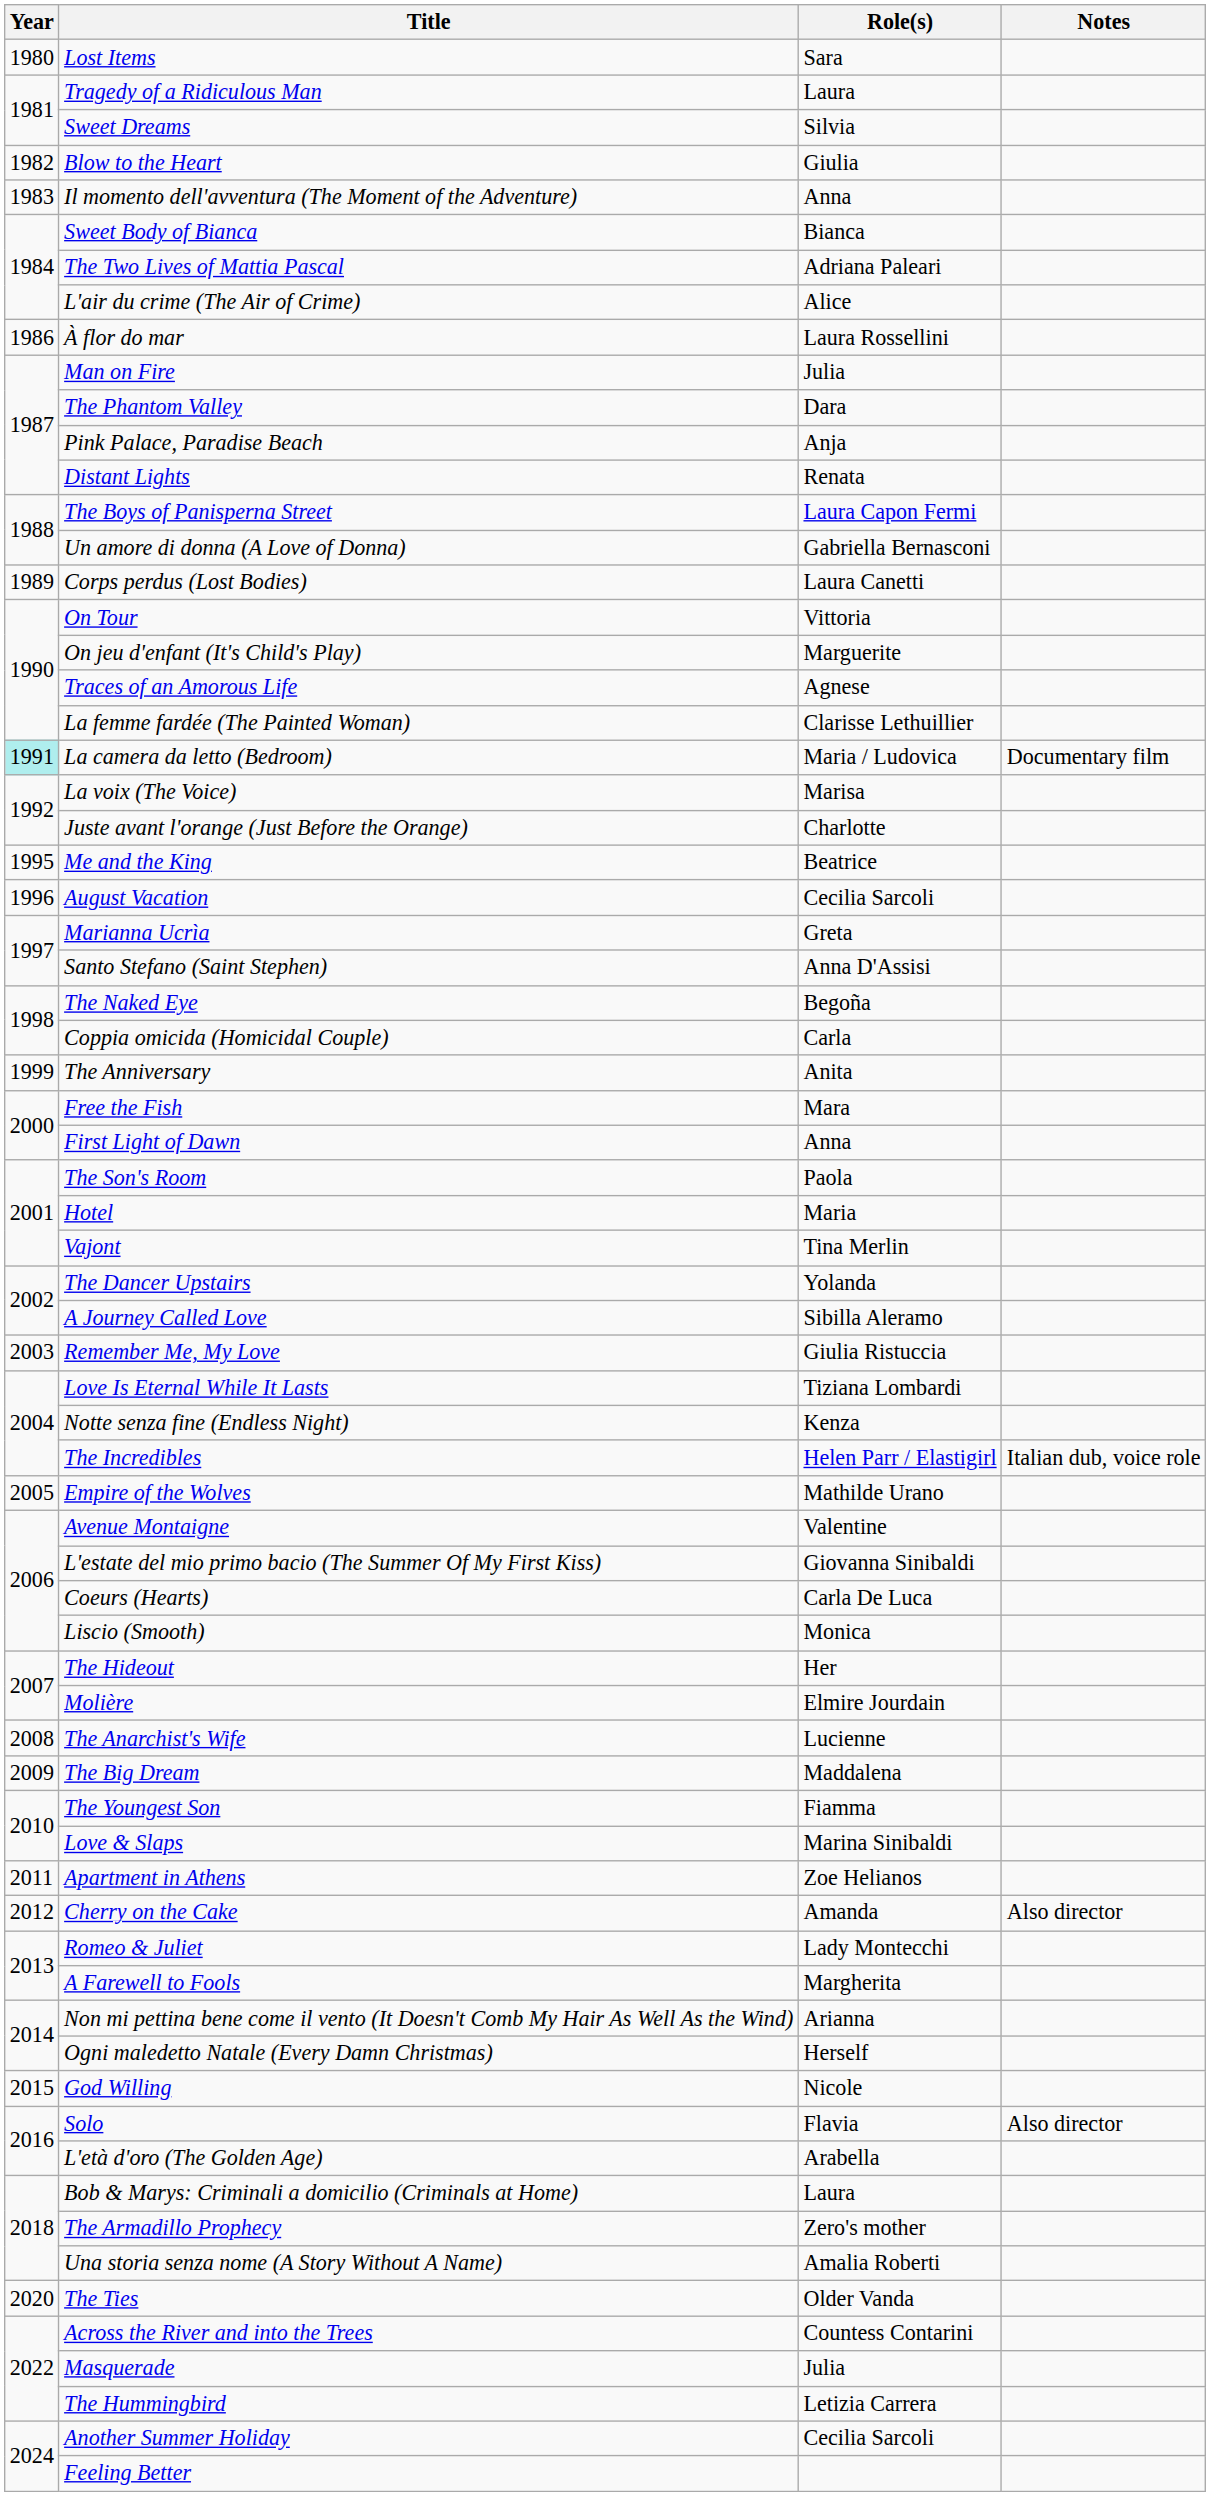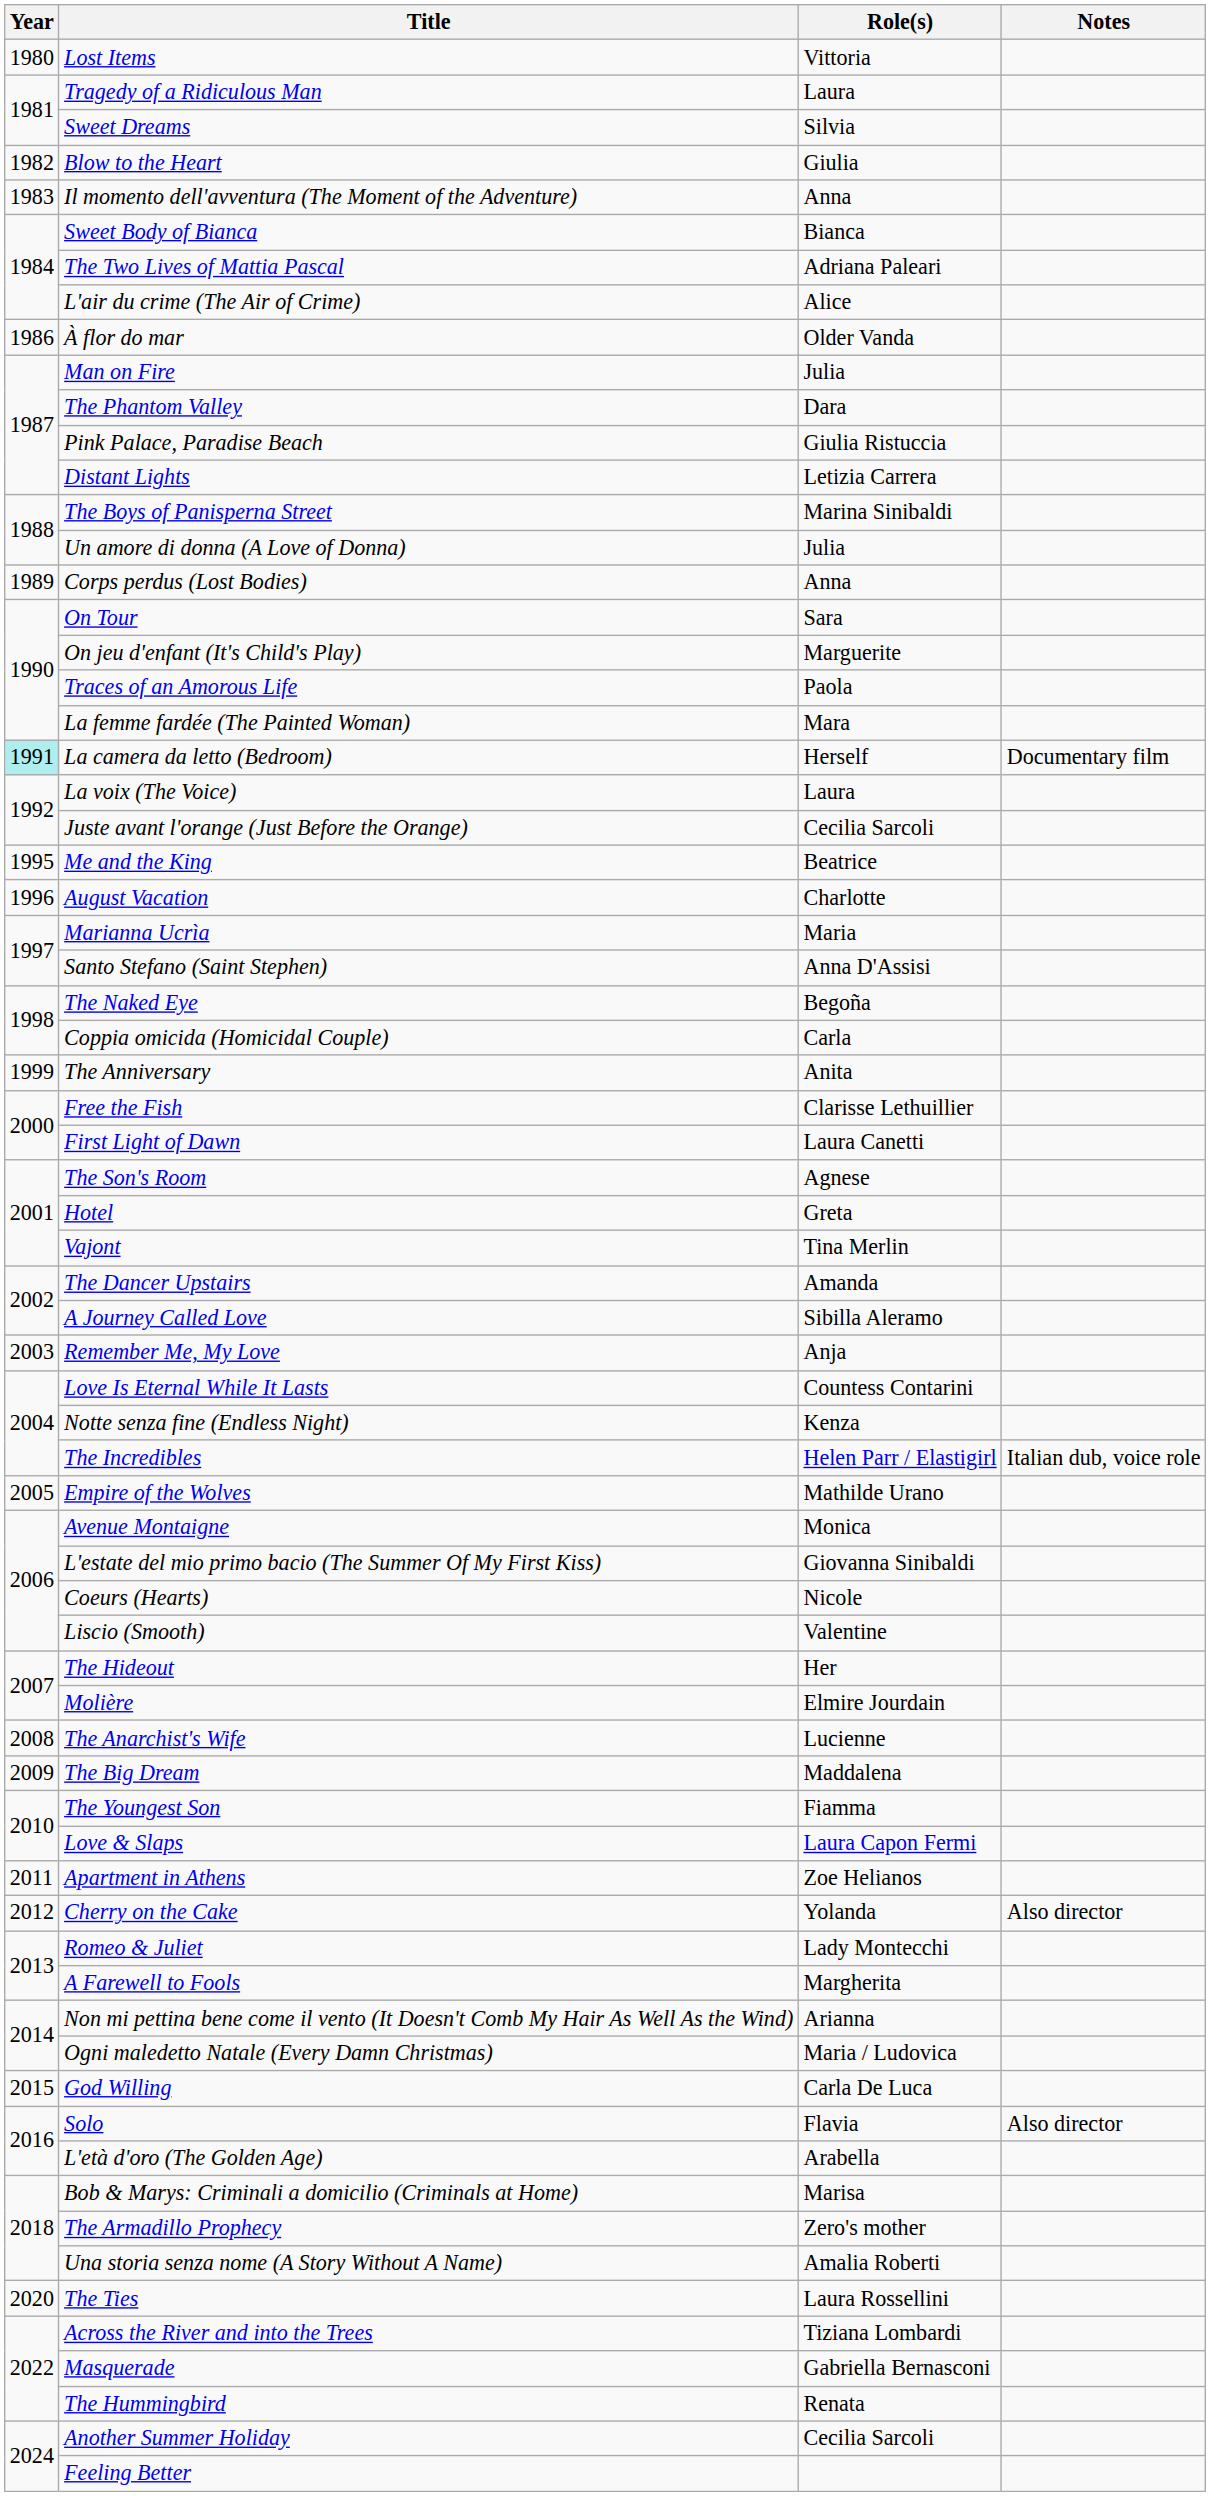(823, 57) Sara -> (837, 57) Vittoria
(876, 337) Laura Rossellini -> (859, 337) Older Vanda
(825, 442) Anja -> (875, 442) Giulia Ristuccia
(834, 477) Renata -> (870, 477) Letizia Carrera
(890, 512) Laura Capon Fermi -> (878, 512) Marina Sinibaldi
(897, 547) Gabriella Bernasconi -> (824, 547) Julia
(864, 582) Laura Canetti -> (827, 582) Anna
(837, 617) Vittoria -> (823, 617) Sara
(837, 687) Agnese -> (828, 687) Paola
(888, 722) Clarisse Lethuillier -> (827, 722) Mara
(880, 757) Maria / Ludovica -> (836, 757) Herself
(834, 792) Marisa -> (829, 792) Laura
(845, 827) Charlotte -> (869, 827) Cecilia Sarcoli
(869, 897) Cecilia Sarcoli -> (845, 897) Charlotte
(828, 932) Greta -> (830, 932) Maria
(827, 1107) Mara -> (888, 1107) Clarisse Lethuillier
(827, 1142) Anna -> (864, 1142) Laura Canetti
(828, 1177) Paola -> (837, 1177) Agnese
(830, 1212) Maria -> (828, 1212) Greta
(840, 1282) Yolanda -> (841, 1282) Amanda
(875, 1352) Giulia Ristuccia -> (825, 1352) Anja
(882, 1387) Tiziana Lombardi -> (888, 1387) Countess Contarini
(845, 1527) Valentine -> (837, 1527) Monica
(868, 1597) Carla De Luca -> (833, 1597) Nicole
(837, 1632) Monica -> (845, 1632) Valentine
(878, 1842) Marina Sinibaldi -> (890, 1842) Laura Capon Fermi
(841, 1912) Amanda -> (840, 1912) Yolanda
(836, 2053) Herself -> (880, 2053) Maria / Ludovica
(833, 2088) Nicole -> (868, 2088) Carla De Luca
(829, 2193) Laura -> (834, 2193) Marisa
(859, 2298) Older Vanda -> (876, 2298) Laura Rossellini
(888, 2333) Countess Contarini -> (882, 2333) Tiziana Lombardi
(824, 2368) Julia -> (897, 2368) Gabriella Bernasconi
(870, 2403) Letizia Carrera -> (834, 2403) Renata
